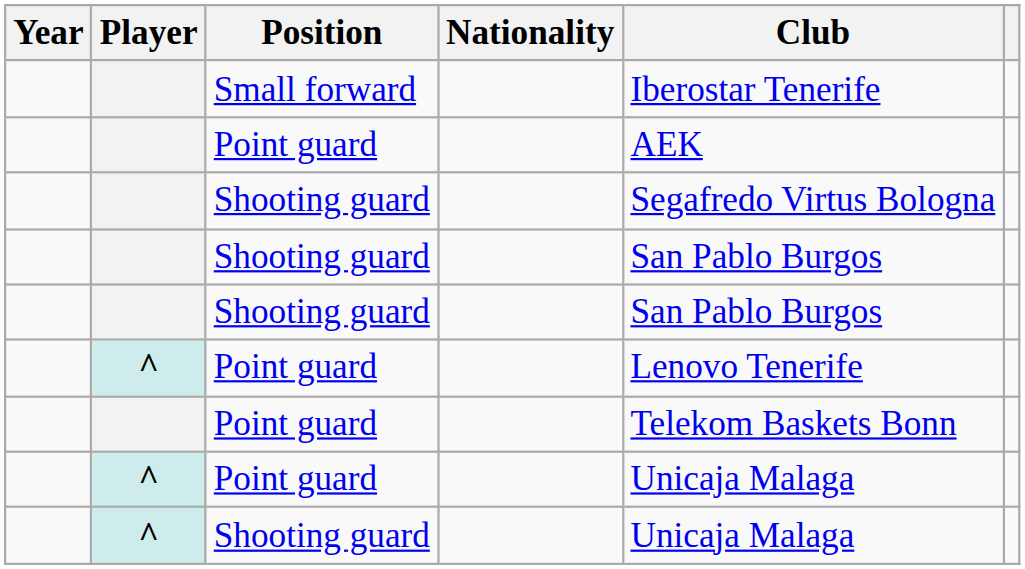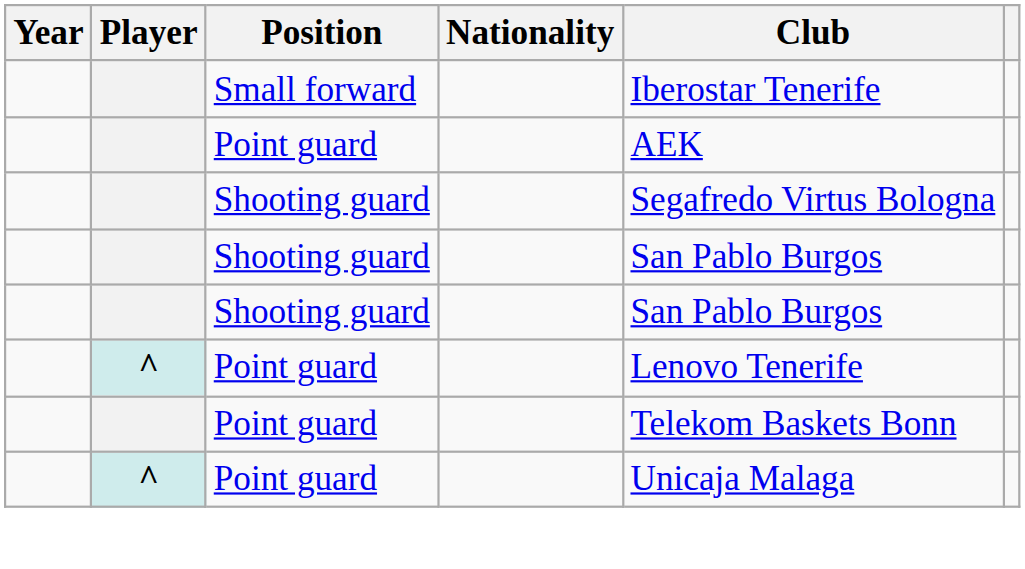- row: (149, 534)
